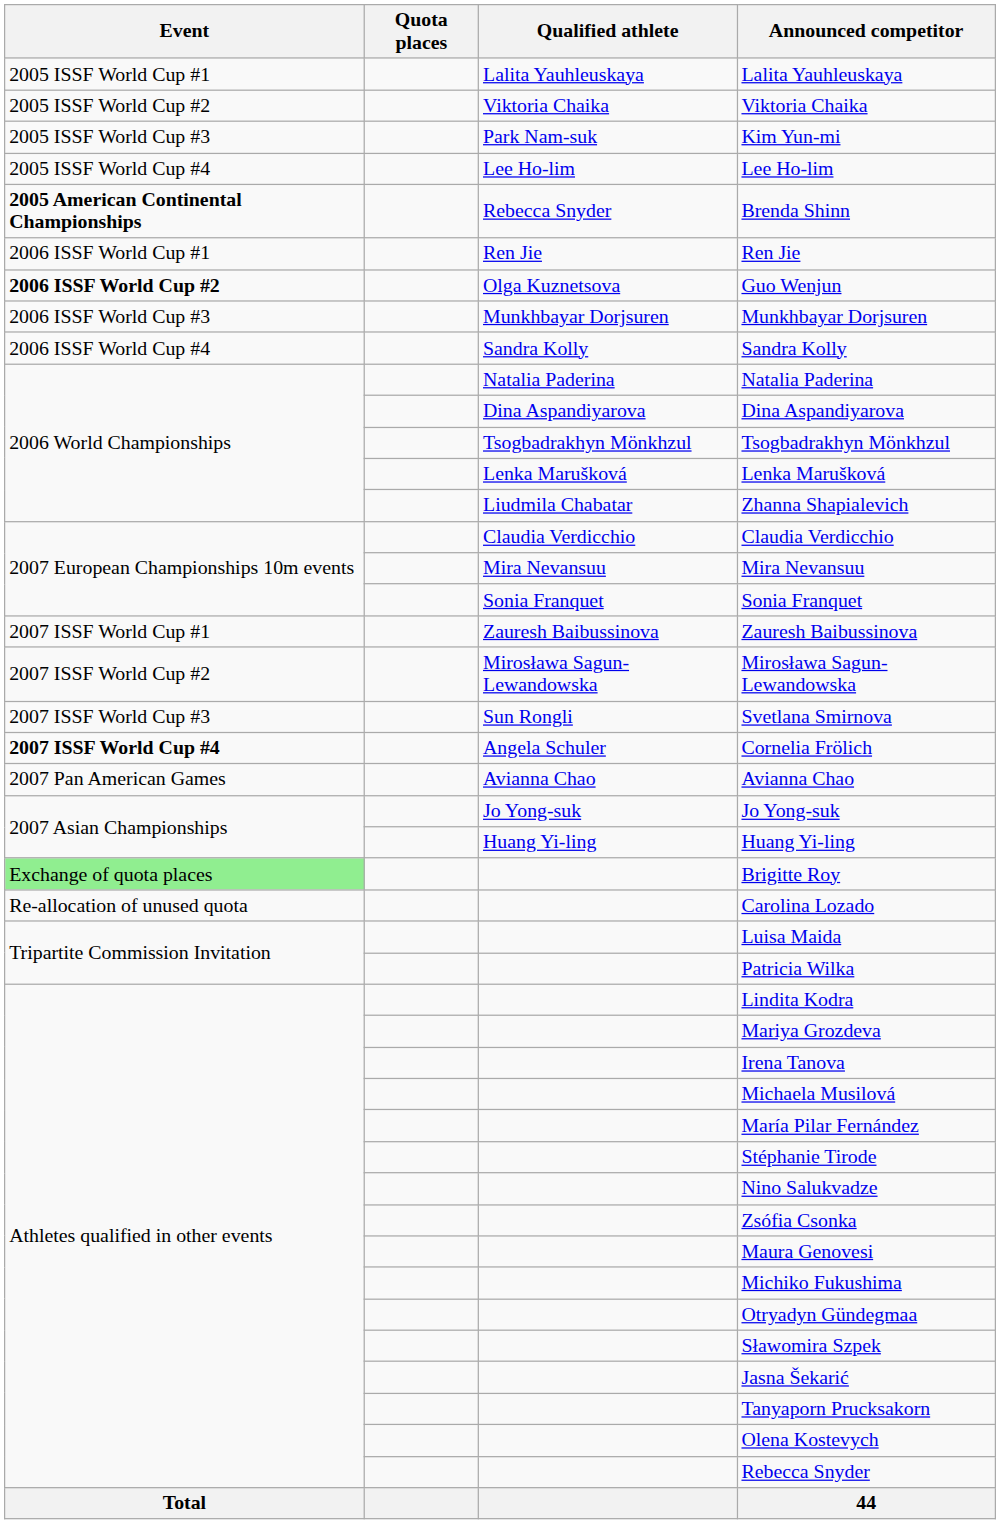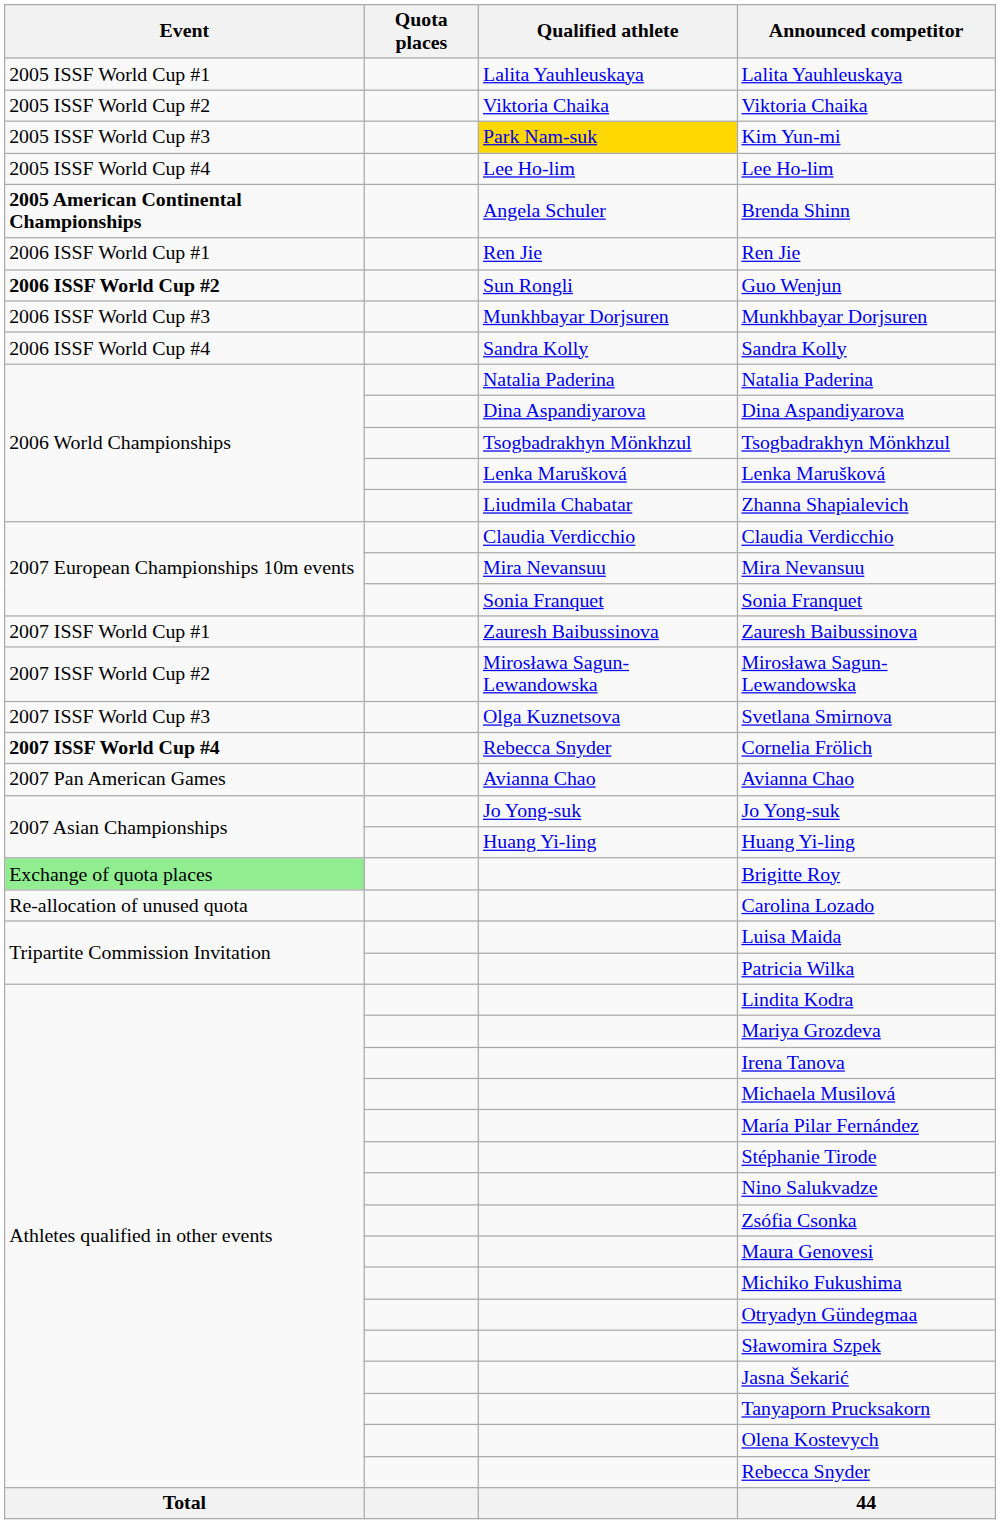(540, 136) no background -> (540, 136) gold background
(547, 211) Rebecca Snyder -> (544, 211) Angela Schuler
(552, 285) Olga Kuznetsova -> (528, 285) Sun Rongli
(528, 716) Sun Rongli -> (552, 716) Olga Kuznetsova
(544, 747) Angela Schuler -> (547, 747) Rebecca Snyder
